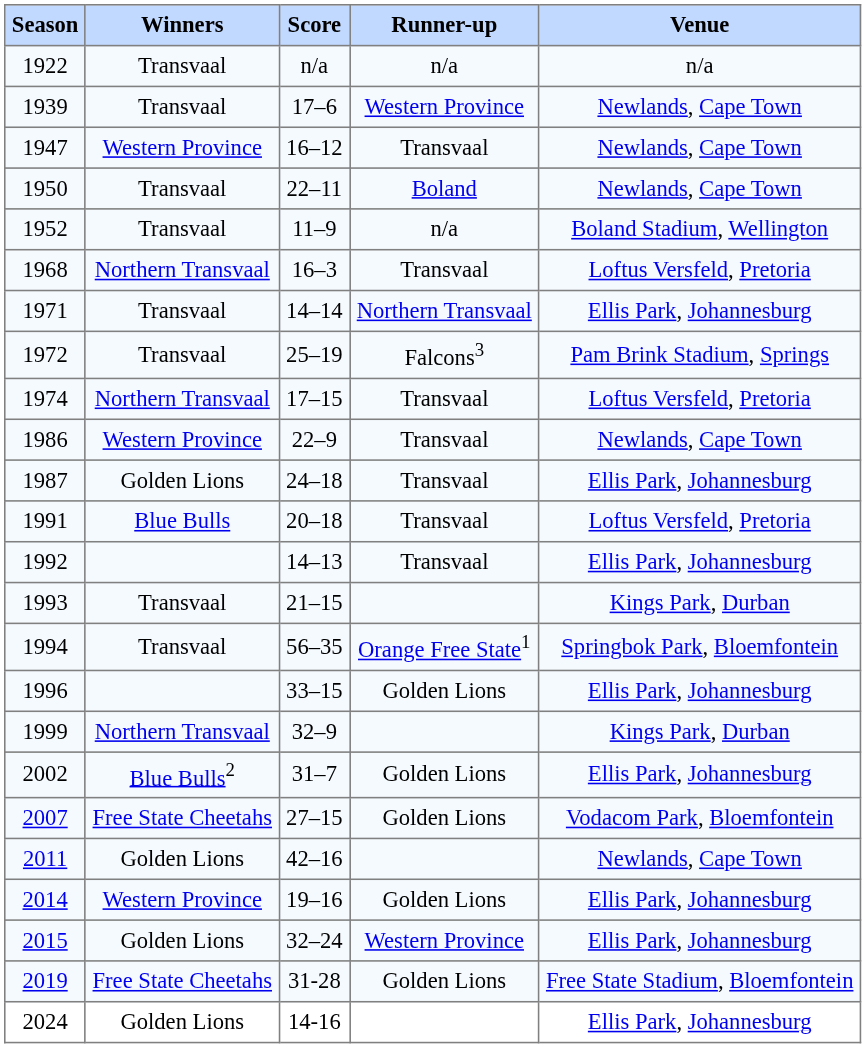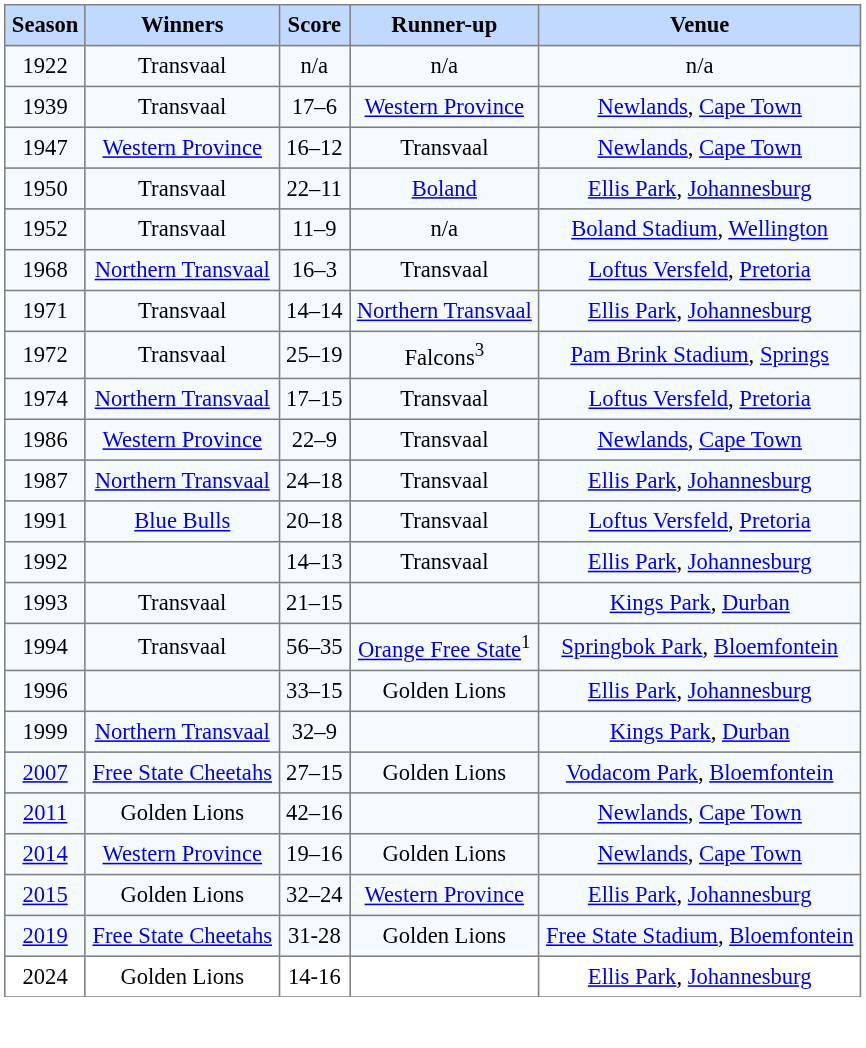(700, 188) Newlands, Cape Town -> (700, 188) Ellis Park, Johannesburg
(182, 479) Golden Lions -> (182, 479) Northern Transvaal
- row: (45, 774)
(700, 900) Ellis Park, Johannesburg -> (700, 853) Newlands, Cape Town
